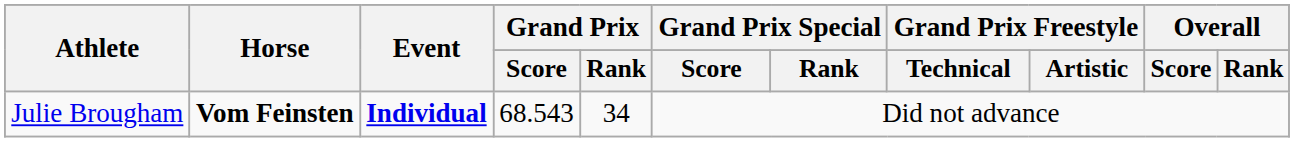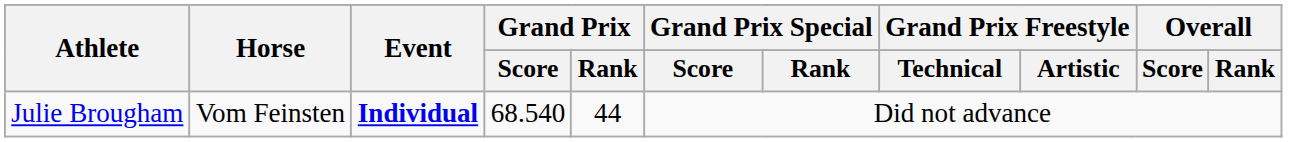(275, 114) bold -> (271, 114) normal
(537, 114) 68.543 -> (528, 114) 68.540
(616, 114) 34 -> (608, 114) 44
